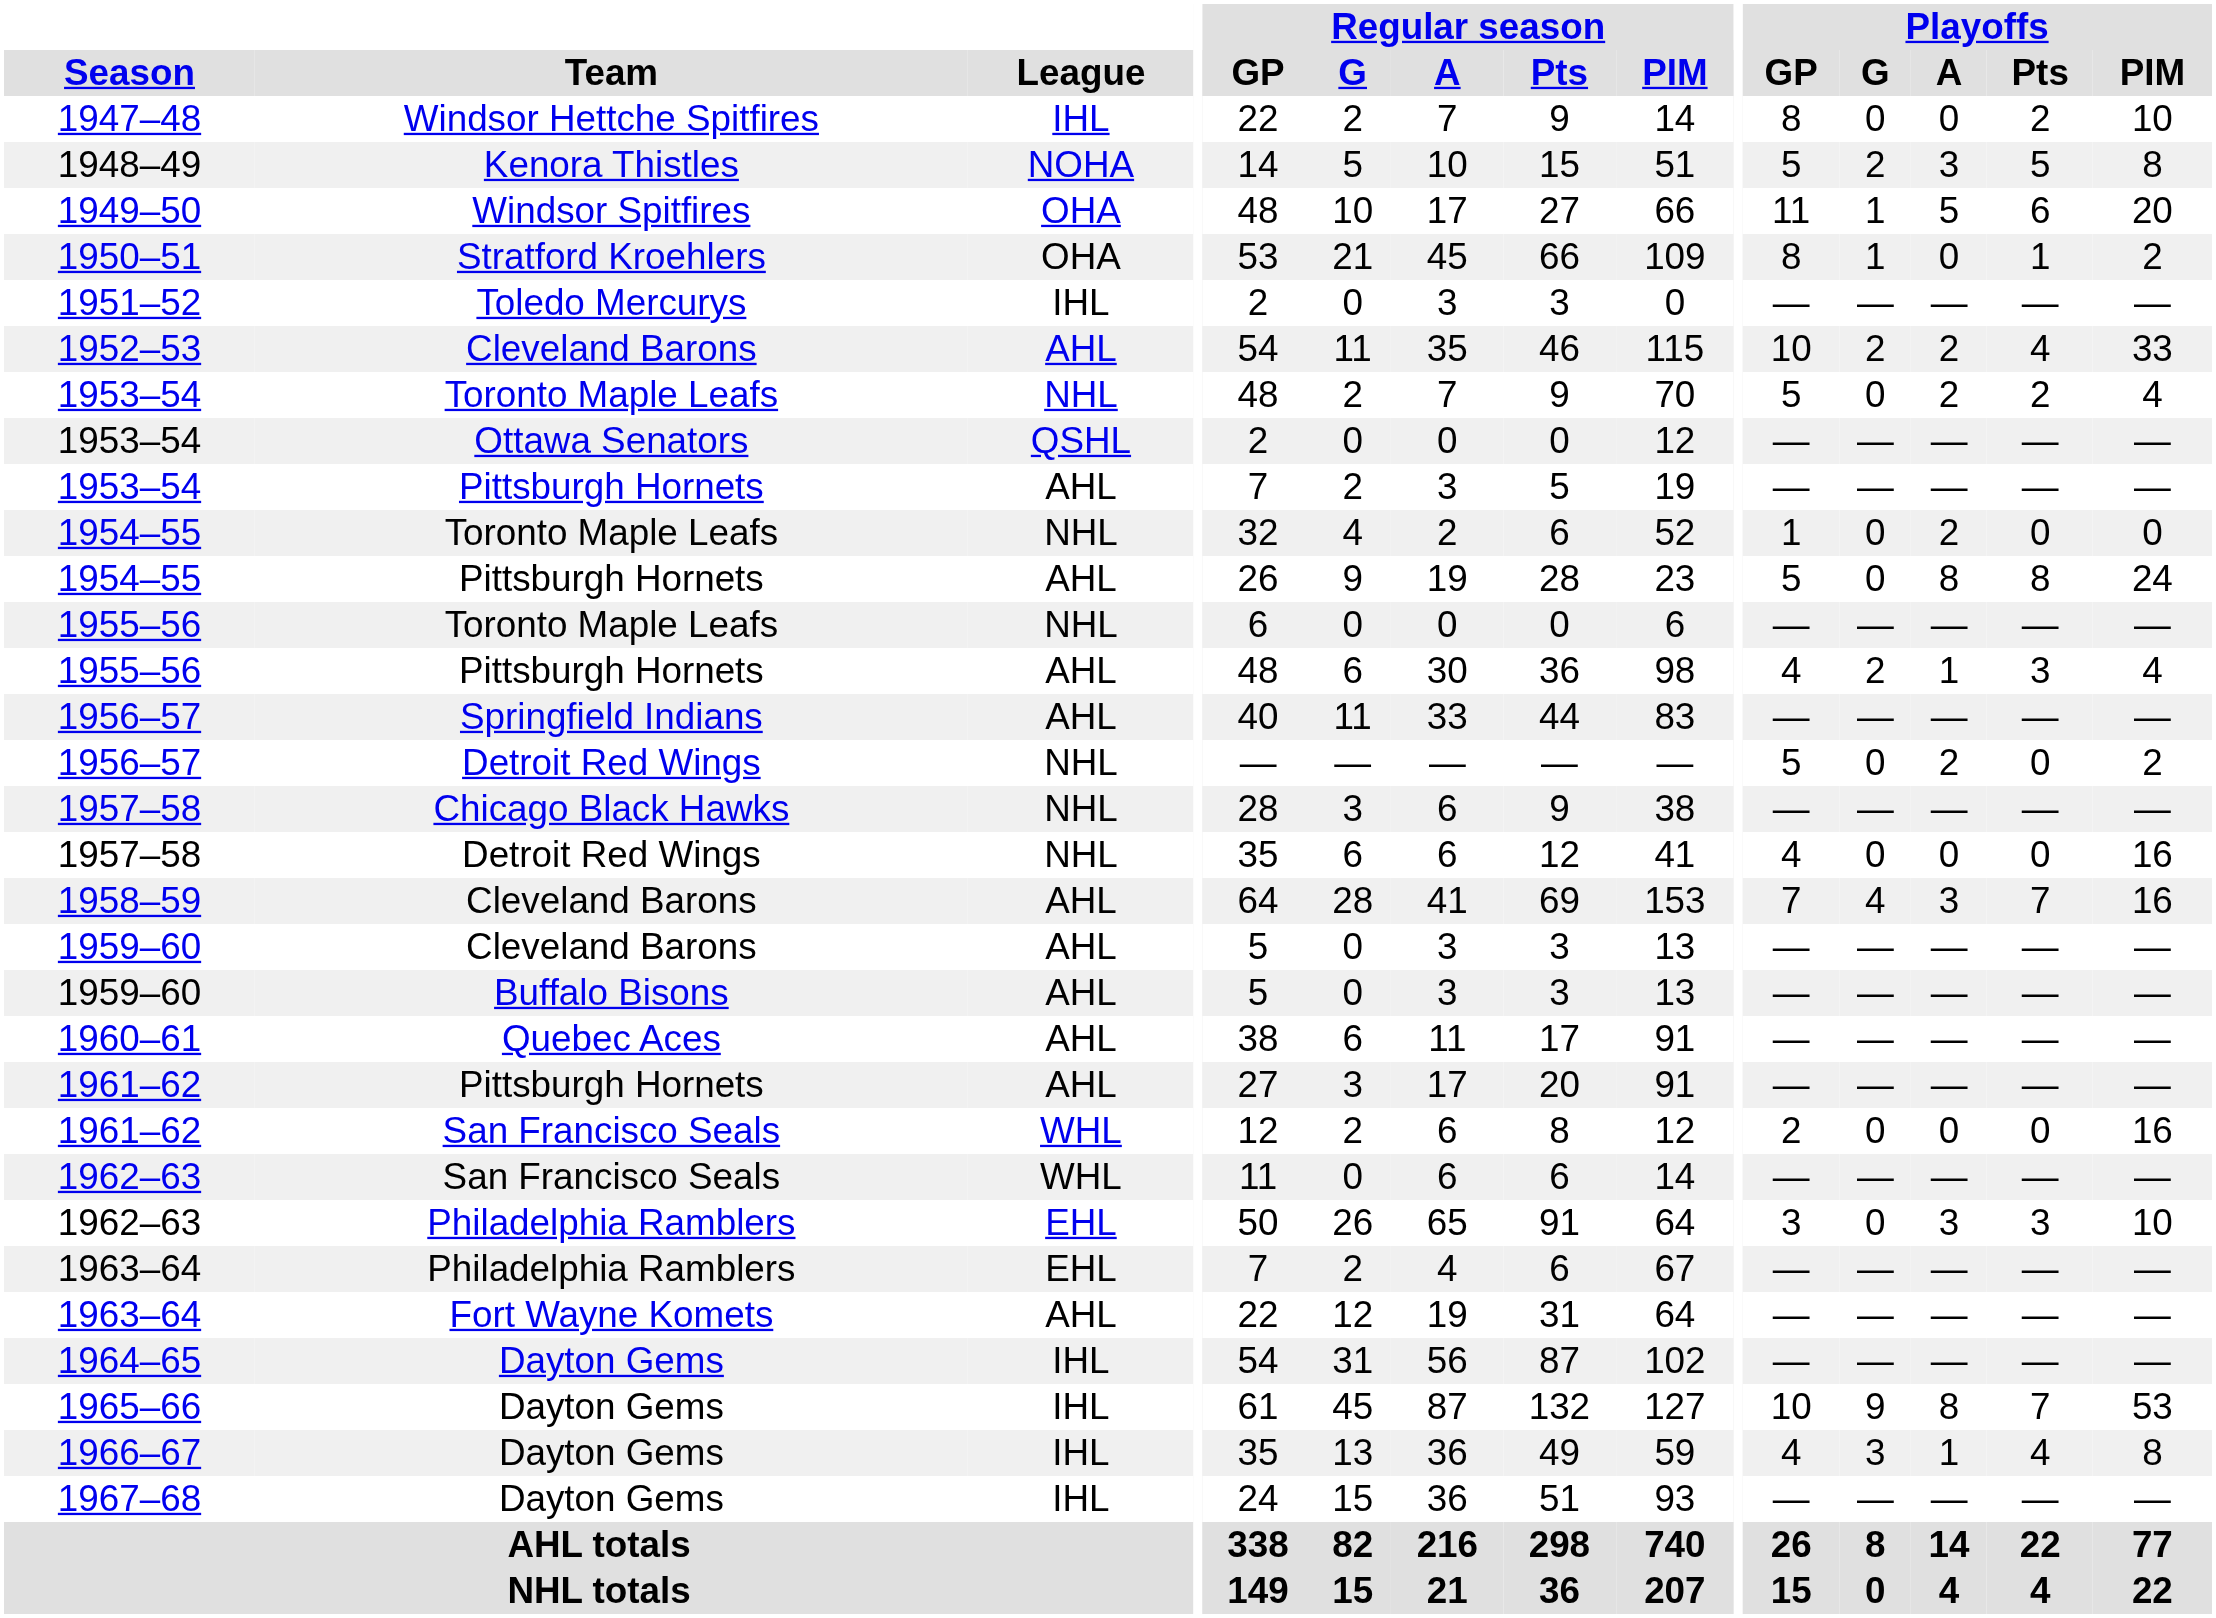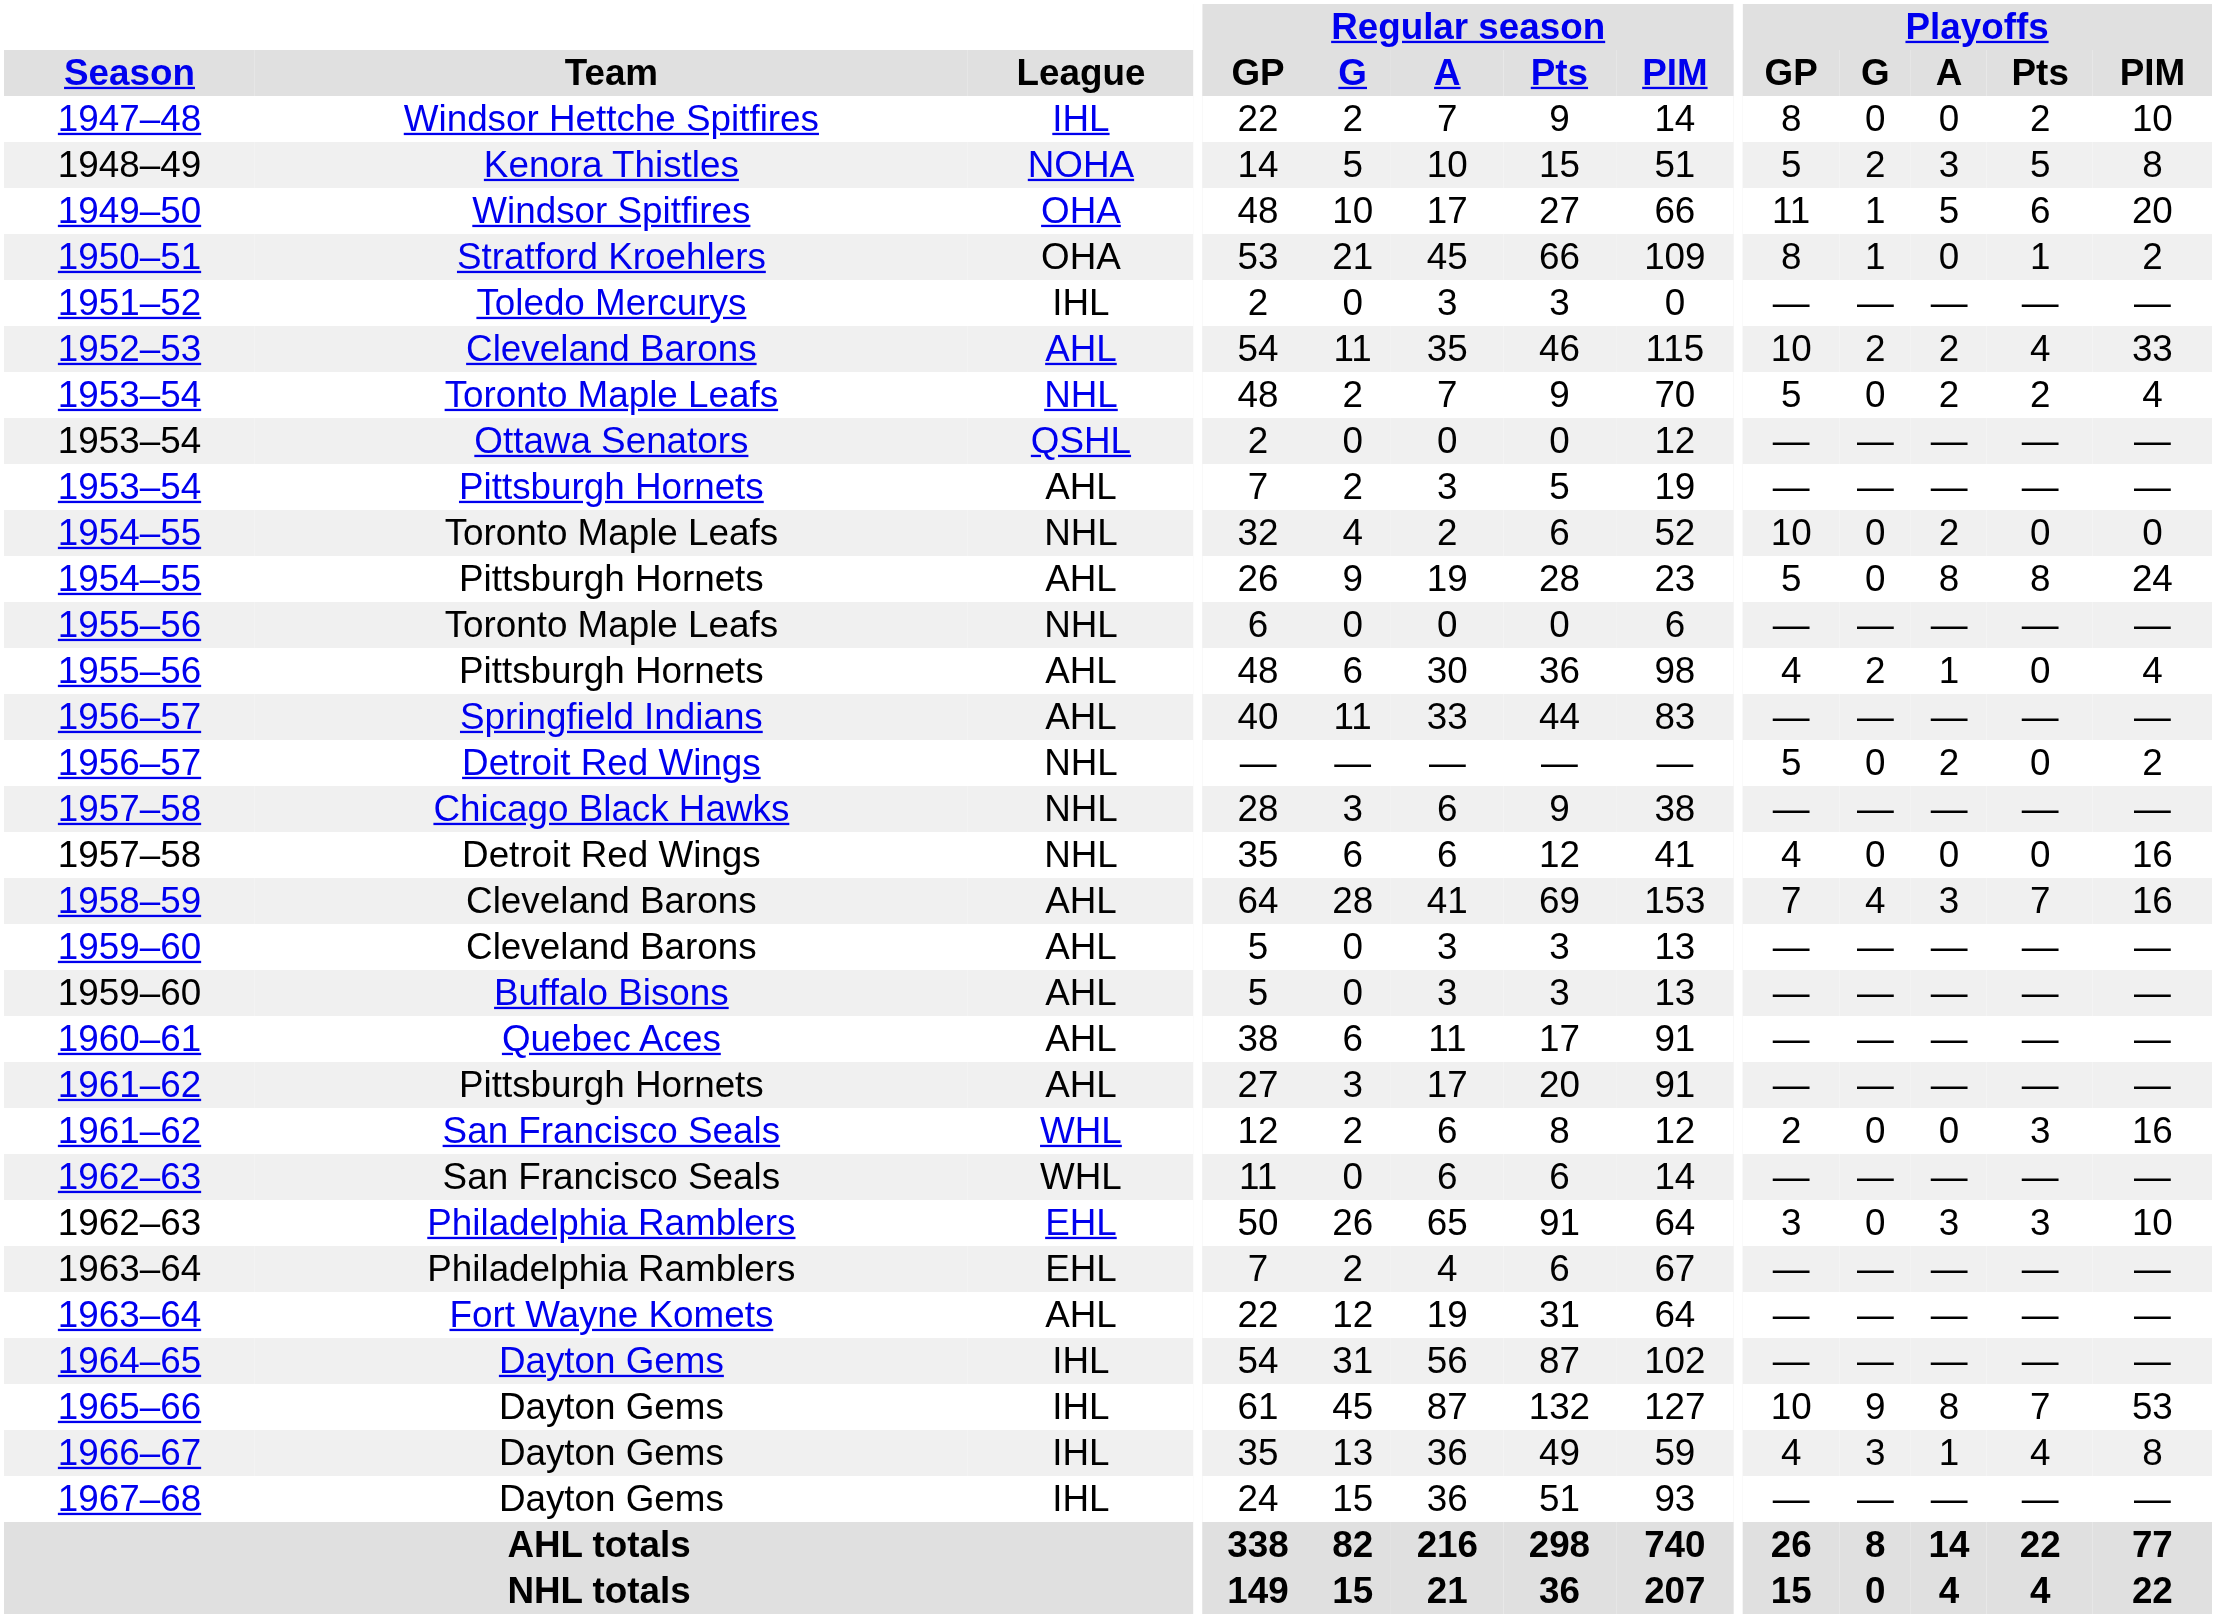(1791, 532) 1 -> (1791, 532) 10
(2040, 670) 3 -> (2040, 670) 0
(2040, 1130) 0 -> (2040, 1130) 3
